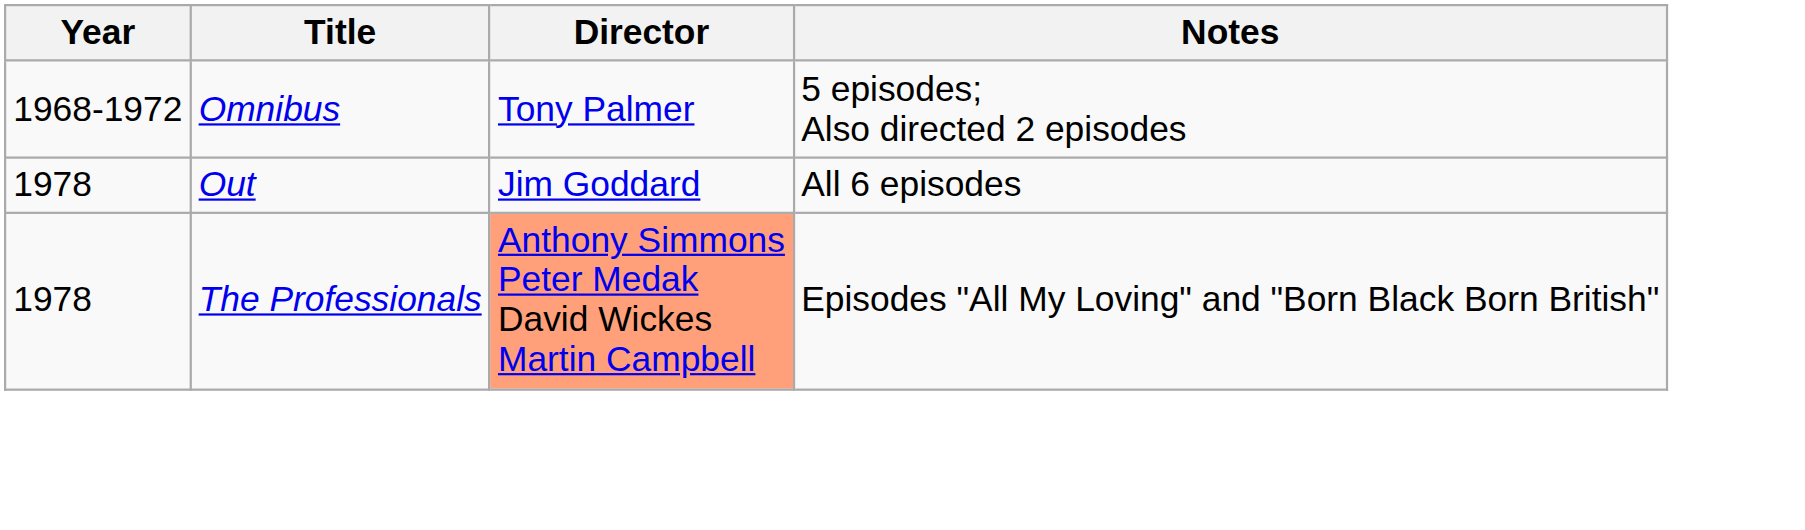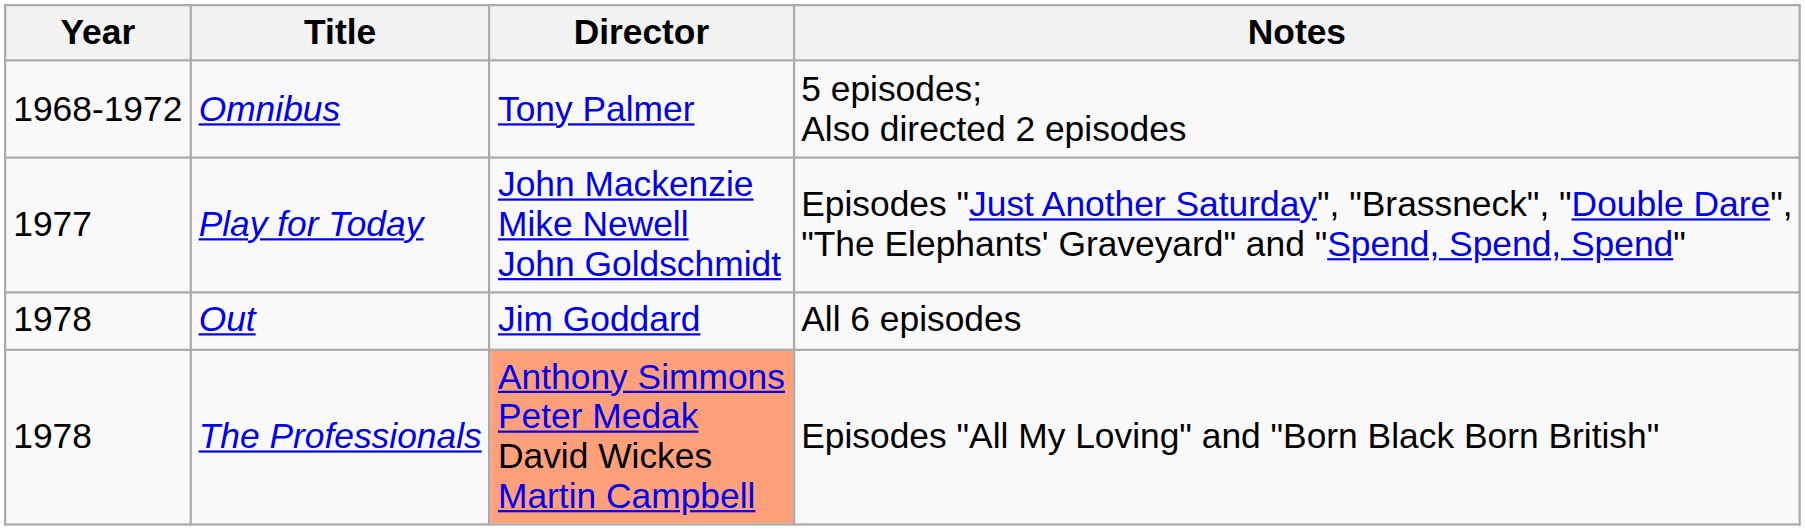+ row: (311, 224)
